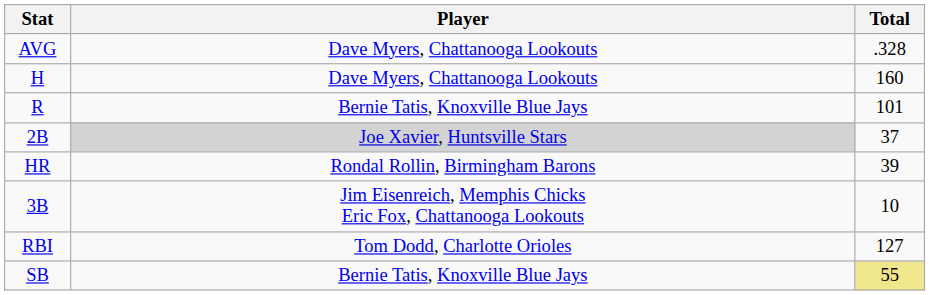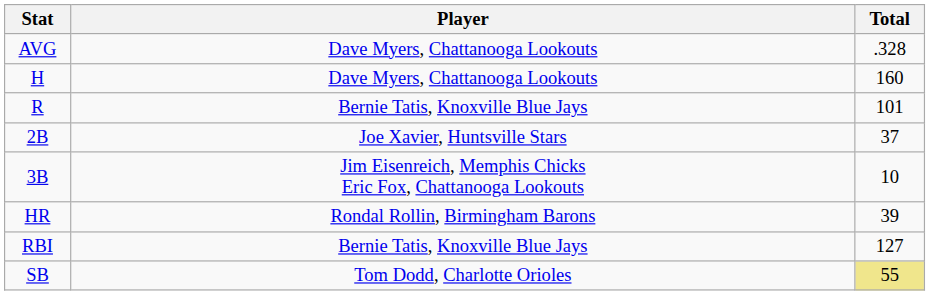(463, 136) lightgrey background -> (463, 136) no background
rows swapped: (37, 206) <-> (37, 166)
(463, 246) Tom Dodd, Charlotte Orioles -> (463, 246) Bernie Tatis, Knoxville Blue Jays
(463, 275) Bernie Tatis, Knoxville Blue Jays -> (463, 275) Tom Dodd, Charlotte Orioles
